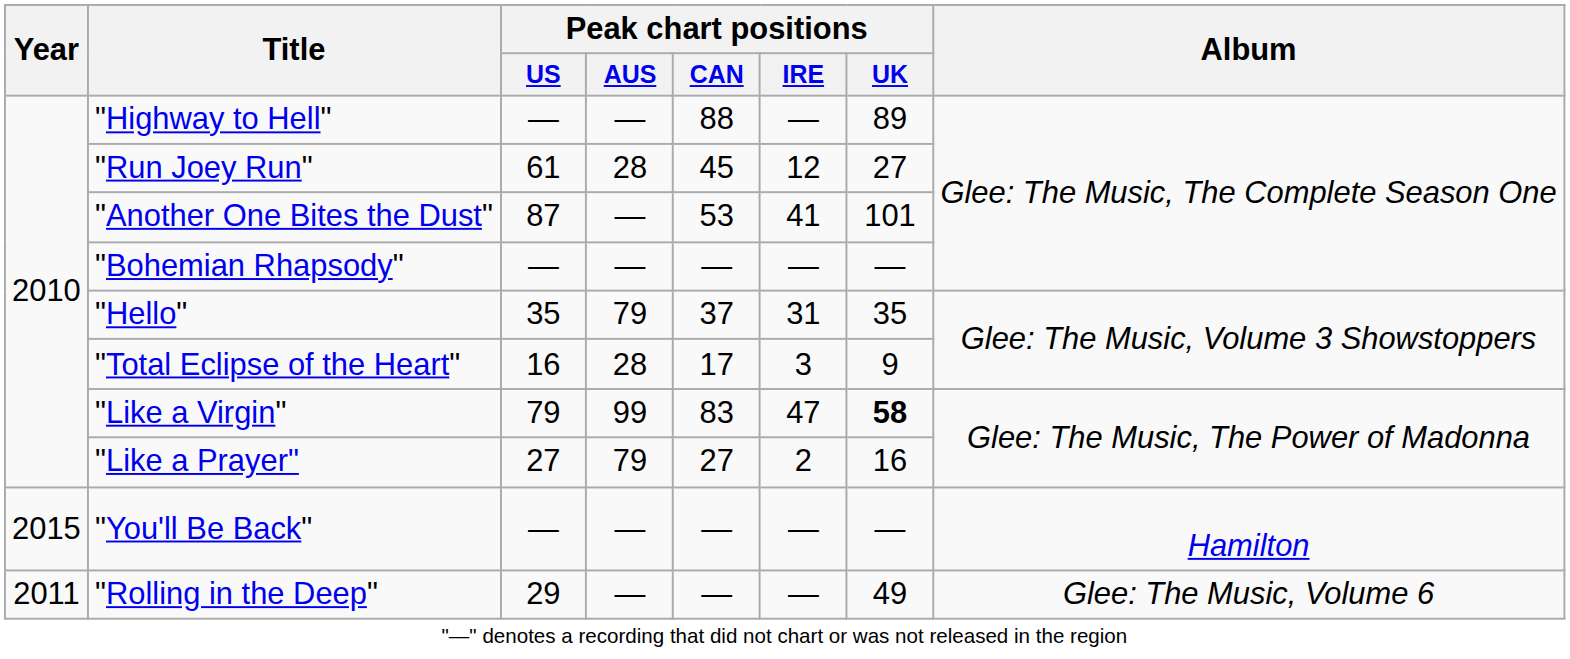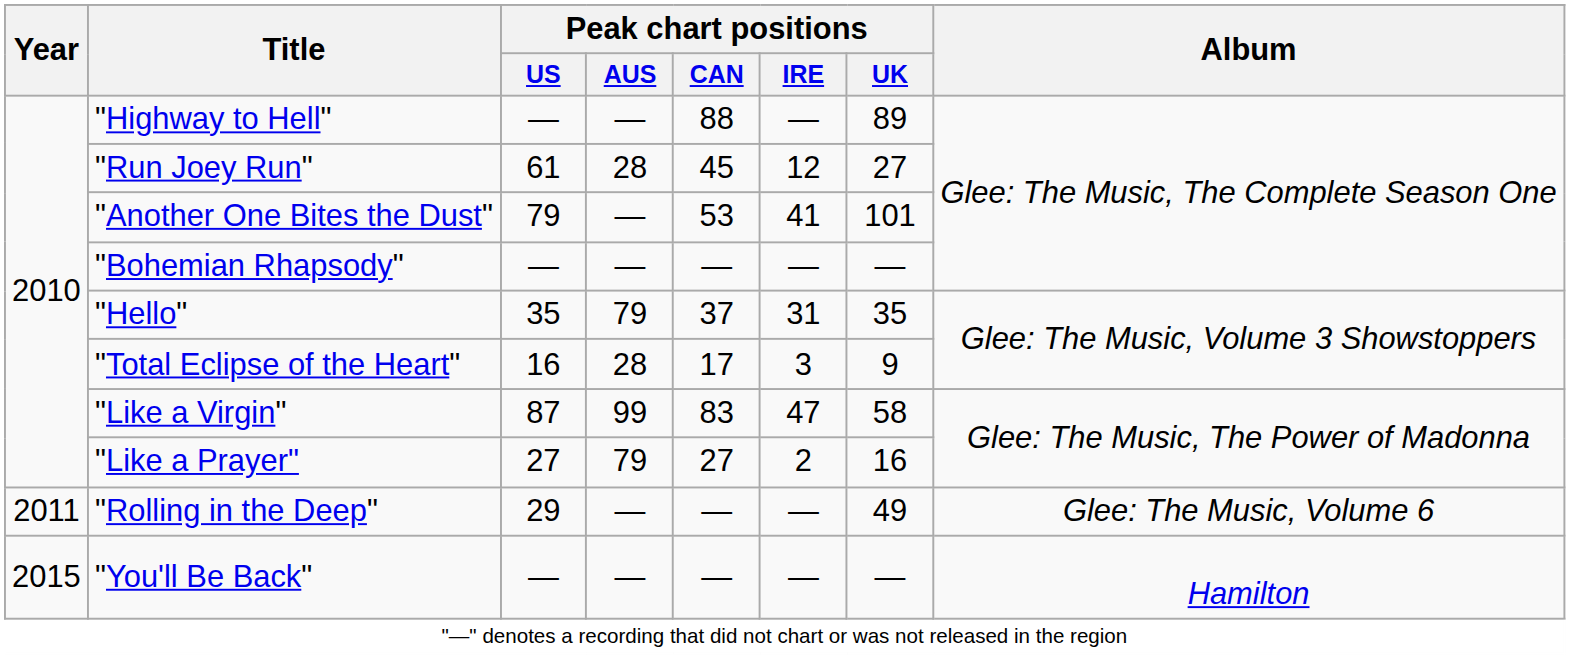(543, 216) 87 -> (543, 216) 79
(543, 412) 79 -> (543, 412) 87
(890, 412) bold -> (890, 412) normal
rows swapped: (236, 594) <-> (204, 527)
